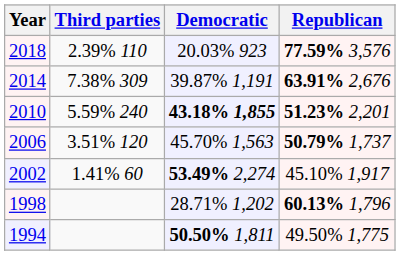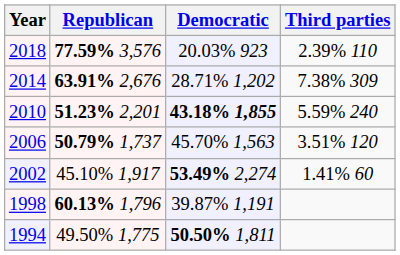columns swapped: (337, 20) <-> (107, 20)
(222, 81) 39.87% 1,191 -> (223, 81) 28.71% 1,202
(222, 203) 28.71% 1,202 -> (223, 203) 39.87% 1,191
